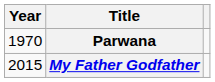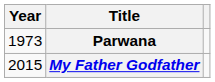(25, 41) 1970 -> (25, 41) 1973
